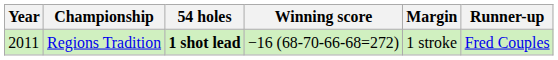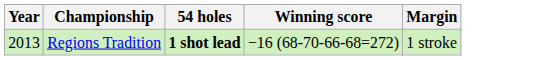- column: (507, 17)
(24, 42) 2011 -> (24, 42) 2013
